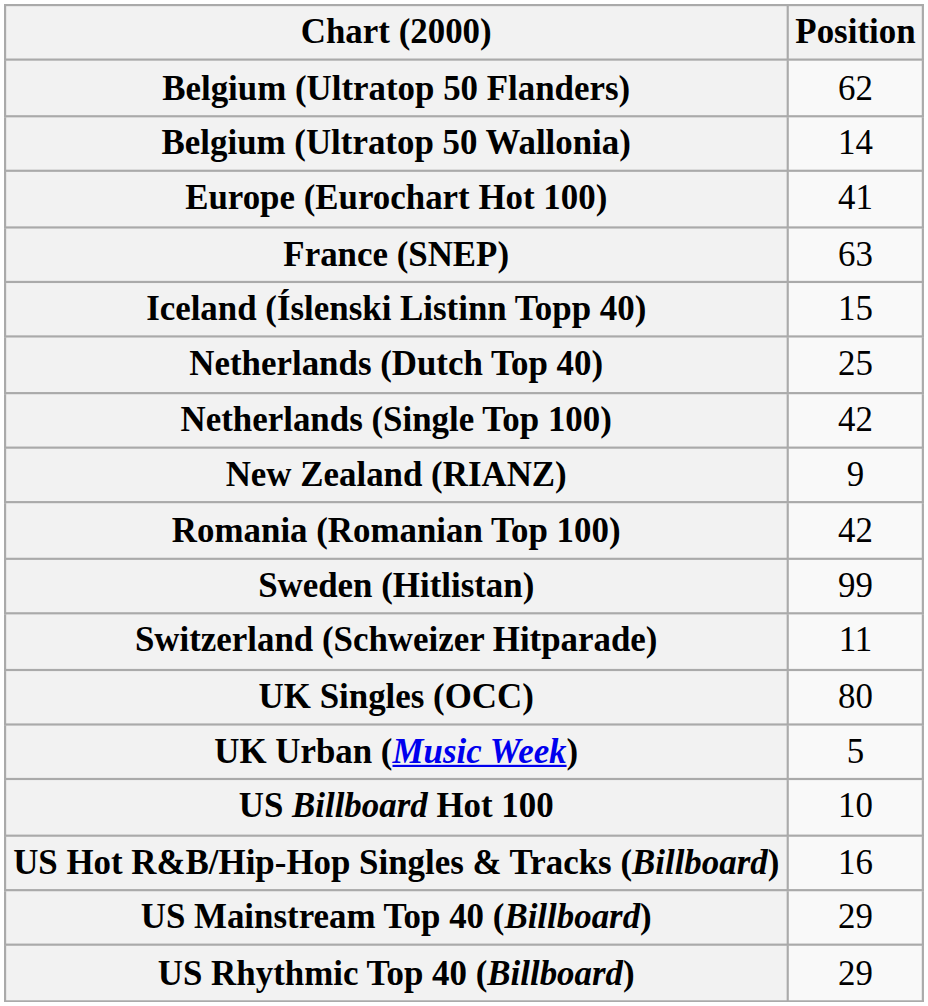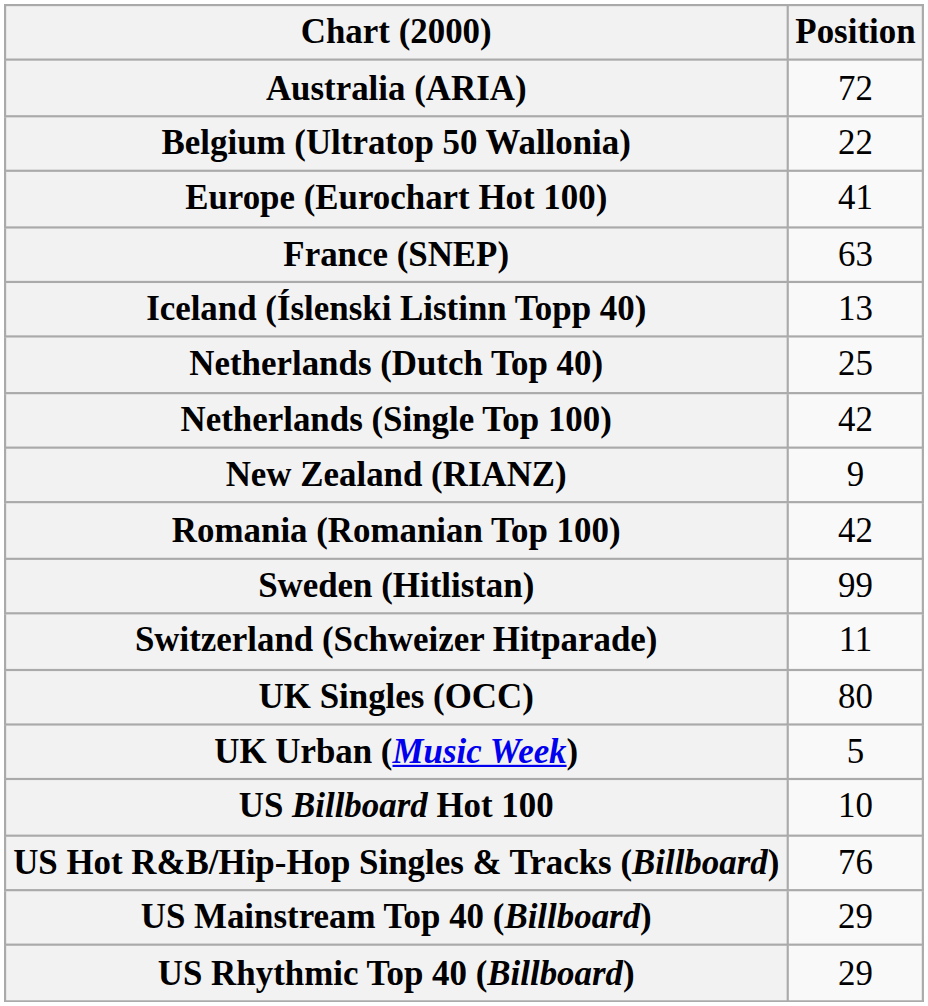+ row: (396, 87)
- row: (396, 87)
(855, 142) 14 -> (855, 142) 22
(855, 308) 15 -> (855, 308) 13
(855, 861) 16 -> (855, 861) 76
